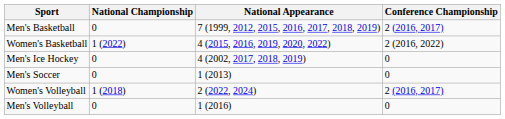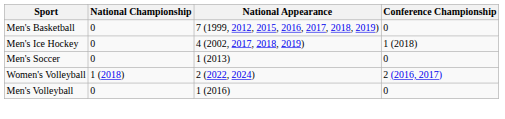(414, 28) 2 (2016, 2017) -> (386, 28) 0
- row: (47, 43)
(387, 59) 0 -> (400, 43) 1 (2018)
